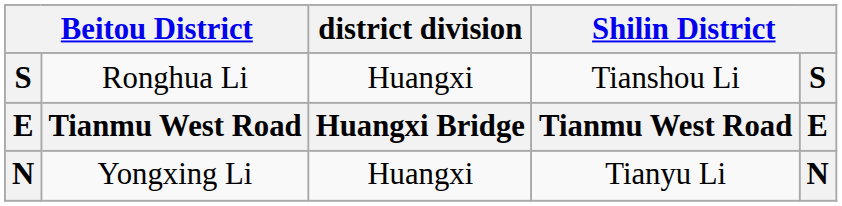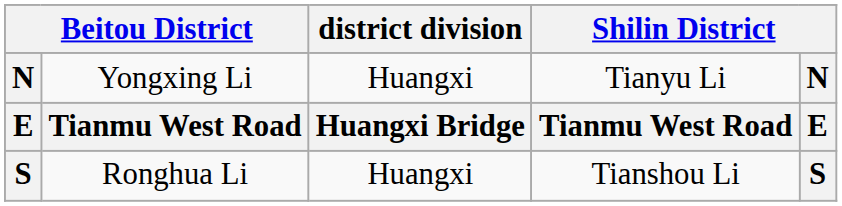rows swapped: (175, 175) <-> (175, 77)
